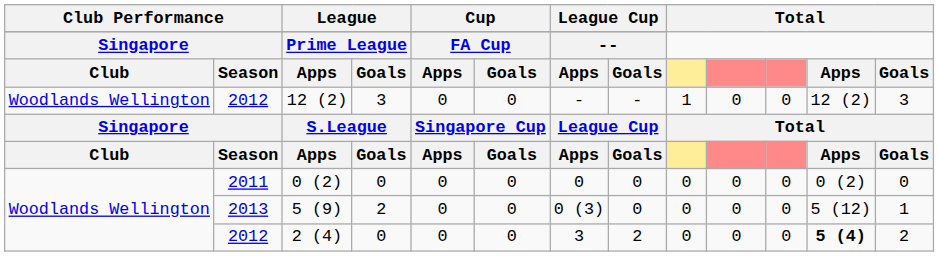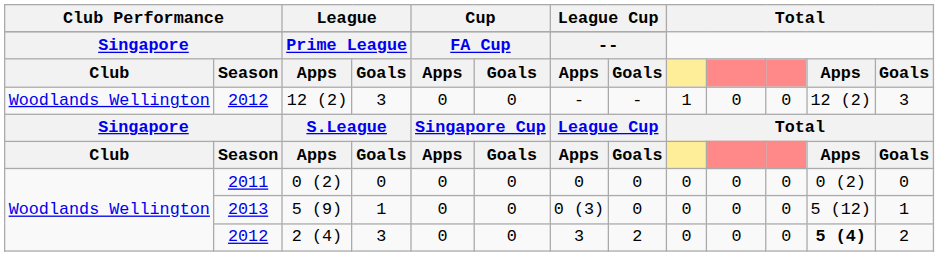(381, 210) 2 -> (381, 210) 1
(381, 237) 0 -> (381, 237) 3
